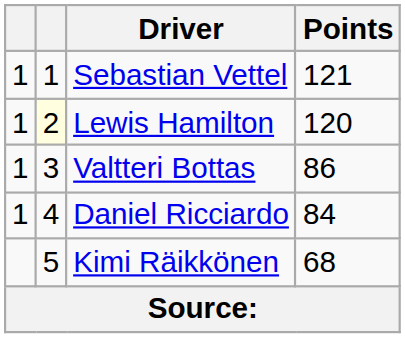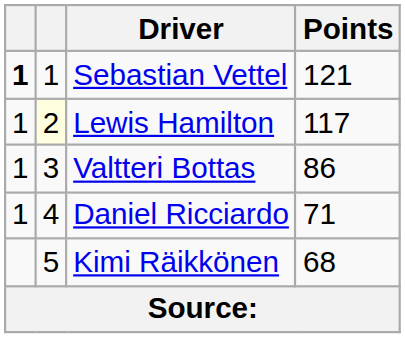(20, 75) normal -> (20, 75) bold
(328, 122) 120 -> (327, 122) 117
(319, 215) 84 -> (319, 215) 71
